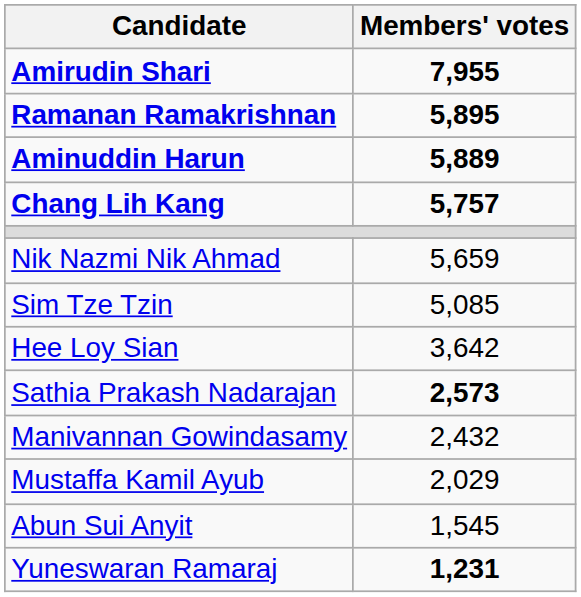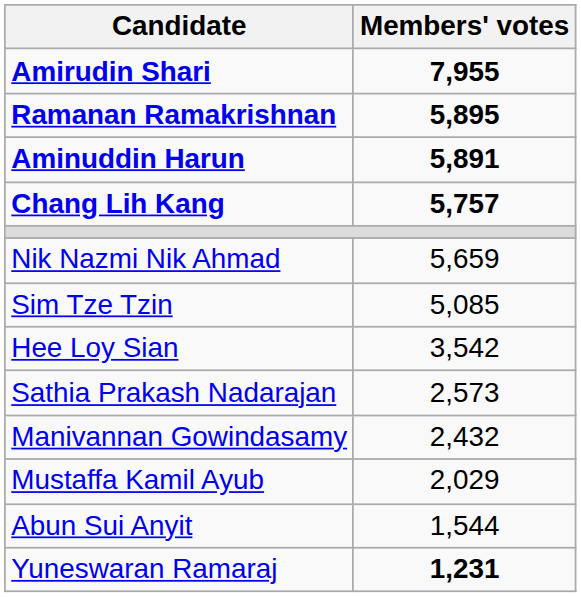(465, 159) 5,889 -> (465, 159) 5,891
(465, 348) 3,642 -> (465, 348) 3,542
(465, 392) bold -> (465, 392) normal
(465, 525) 1,545 -> (465, 525) 1,544
